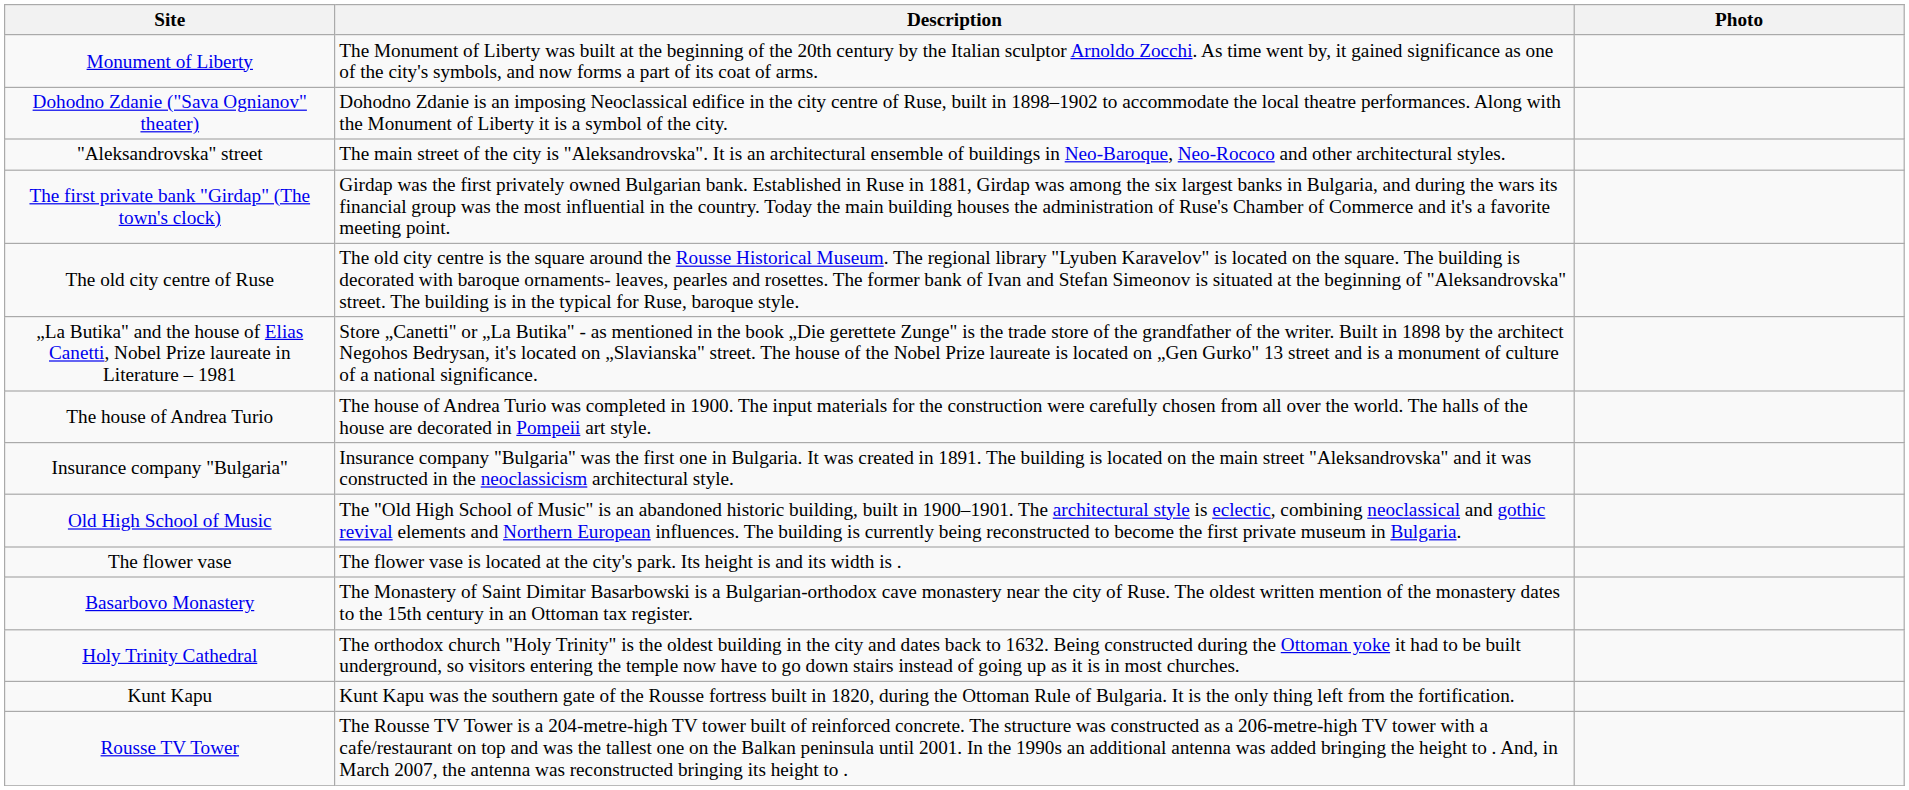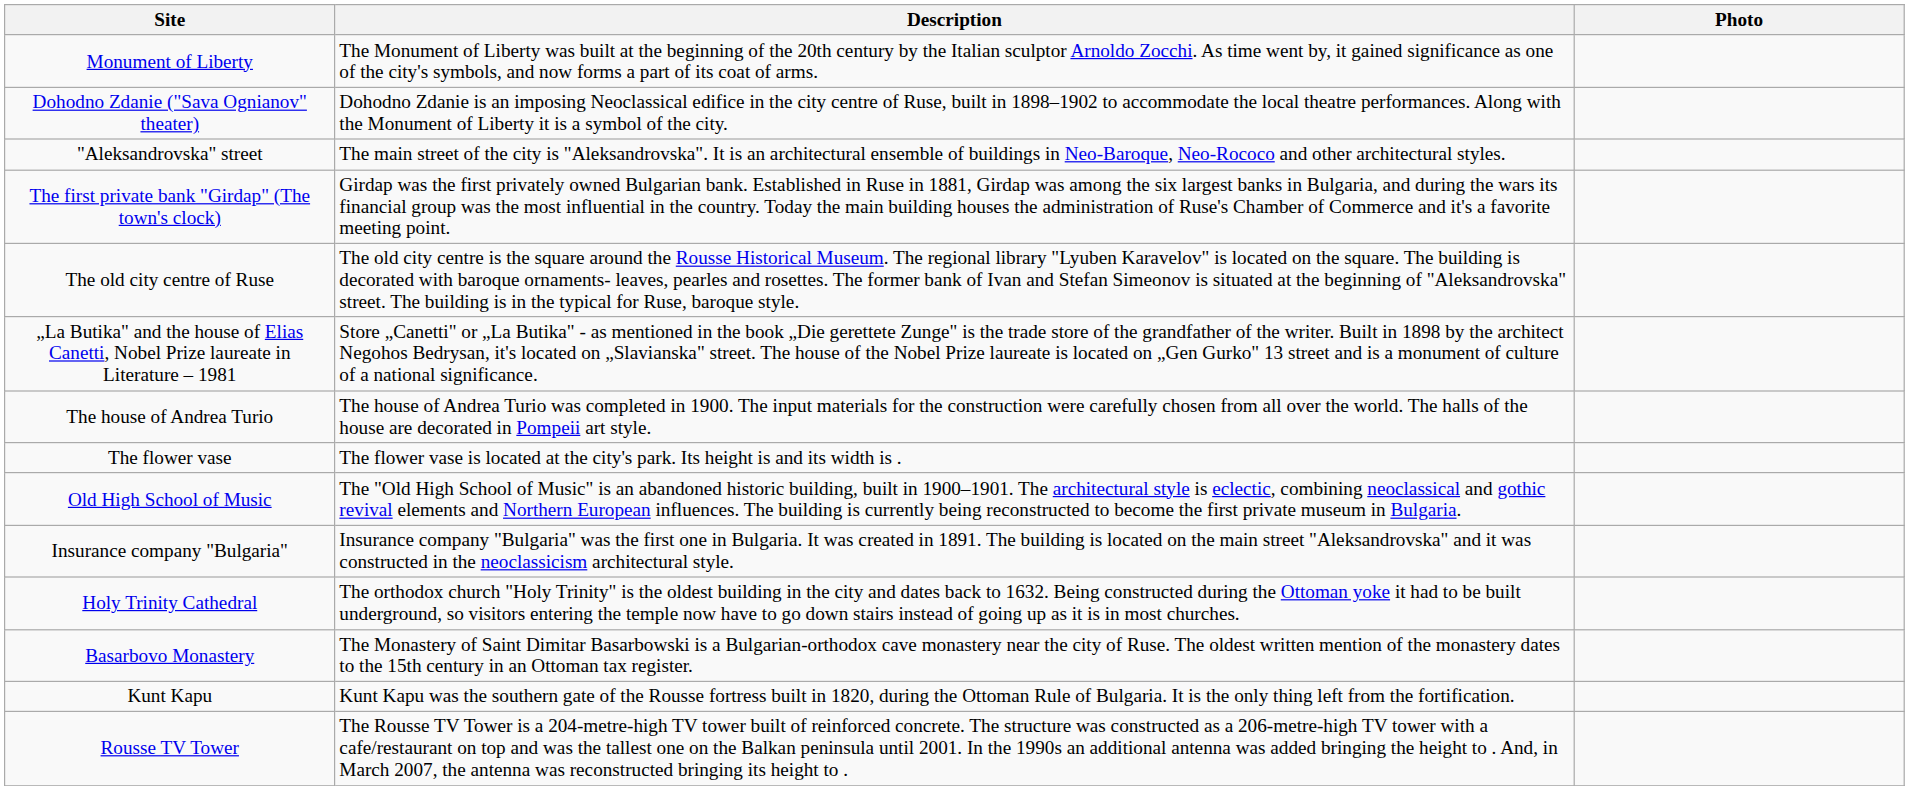rows swapped: (170, 468) <-> (170, 561)
rows swapped: (170, 655) <-> (170, 603)
